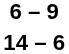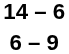rows swapped: (34, 12) <-> (34, 42)
